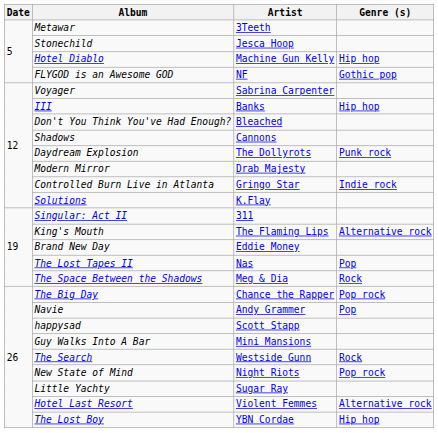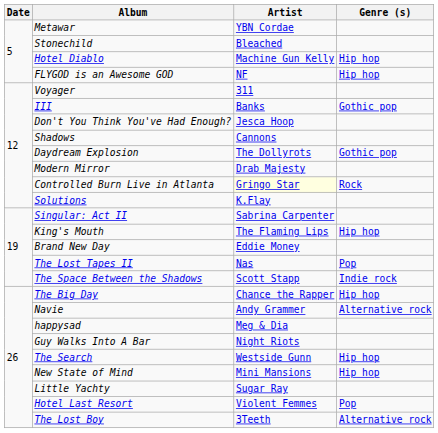(253, 28) 3Teeth -> (265, 28) YBN Cordae
(265, 44) Jesca Hoop -> (259, 44) Bleached
(368, 75) Gothic pop -> (359, 75) Hip hop
(285, 91) Sabrina Carpenter -> (245, 91) 311
(359, 106) Hip hop -> (368, 106) Gothic pop
(259, 122) Bleached -> (265, 122) Jesca Hoop
(365, 153) Punk rock -> (368, 153) Gothic pop
(268, 185) no background -> (268, 185) lightyellow background
(368, 185) Indie rock -> (351, 185) Rock
(245, 216) 311 -> (285, 216) Sabrina Carpenter
(385, 232) Alternative rock -> (359, 232) Hip hop
(262, 279) Meg & Dia -> (268, 279) Scott Stapp
(351, 279) Rock -> (368, 279) Indie rock
(362, 294) Pop rock -> (359, 294) Hip hop
(348, 310) Pop -> (385, 310) Alternative rock
(268, 326) Scott Stapp -> (262, 326) Meg & Dia
(274, 341) Mini Mansions -> (268, 341) Night Riots
(351, 357) Rock -> (359, 357) Hip hop
(268, 373) Night Riots -> (274, 373) Mini Mansions
(362, 373) Pop rock -> (359, 373) Hip hop
(385, 404) Alternative rock -> (348, 404) Pop
(265, 420) YBN Cordae -> (253, 420) 3Teeth
(359, 420) Hip hop -> (385, 420) Alternative rock
